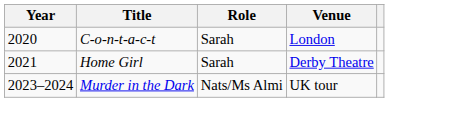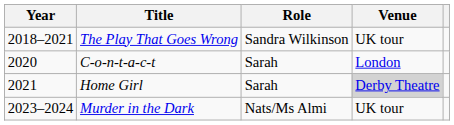+ row: (159, 39)
(332, 62) no background -> (397, 85) lightgrey background
